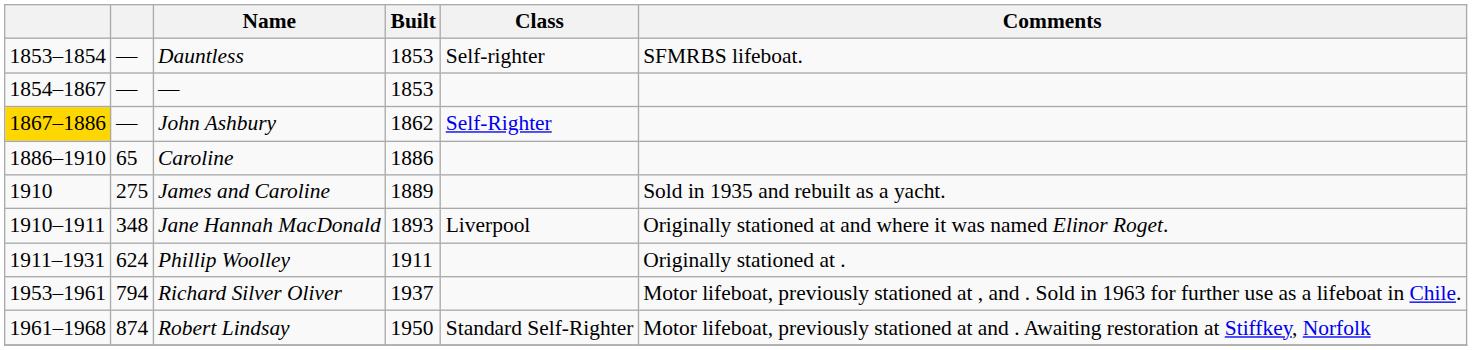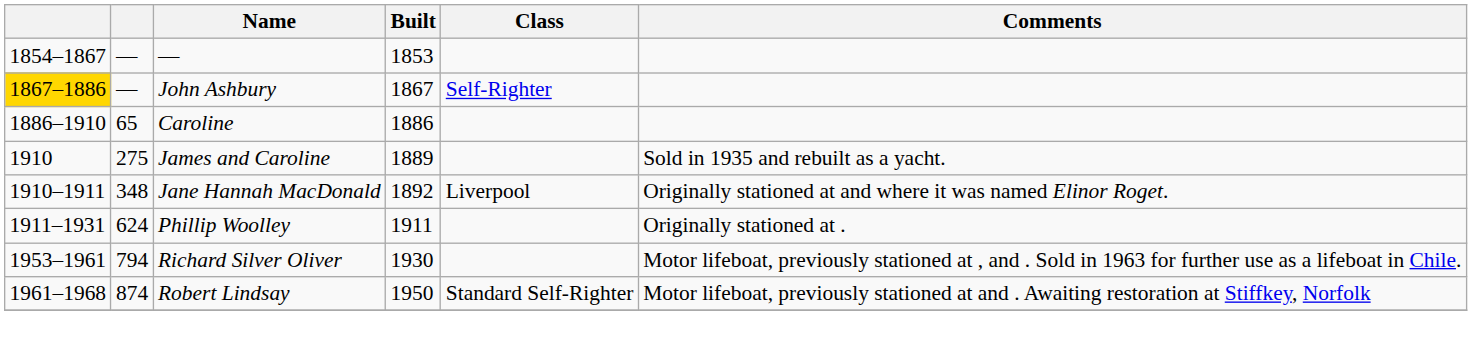- row: (201, 55)
(412, 123) 1862 -> (412, 89) 1867
(412, 225) 1893 -> (412, 191) 1892
(412, 293) 1937 -> (412, 259) 1930
